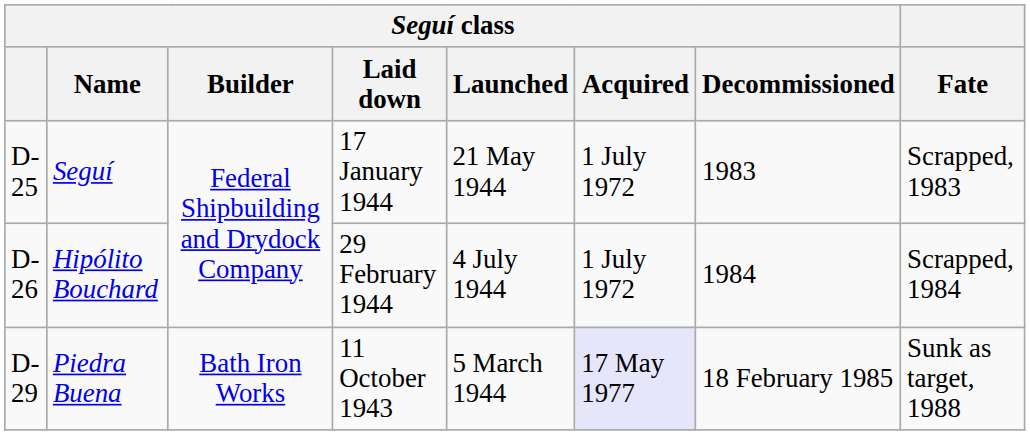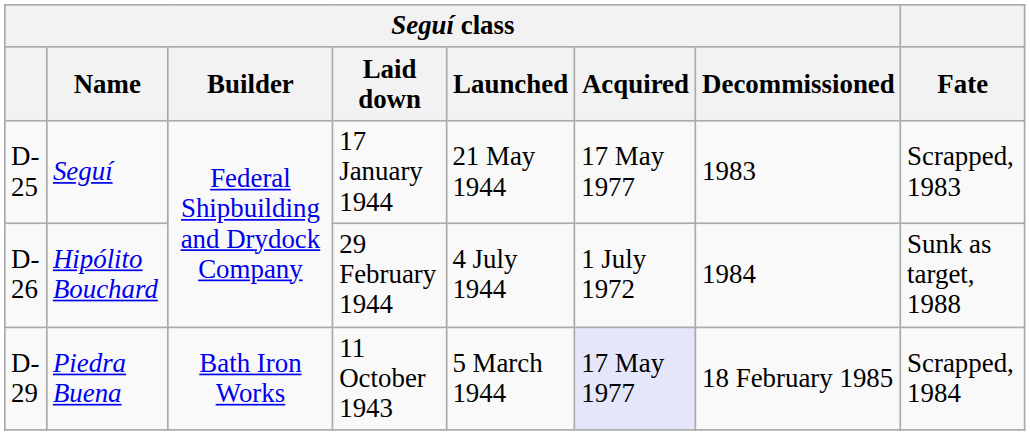(614, 171) 1 July 1972 -> (623, 171) 17 May 1977
(960, 274) Scrapped, 1984 -> (949, 274) Sunk as target, 1988
(949, 377) Sunk as target, 1988 -> (960, 377) Scrapped, 1984
